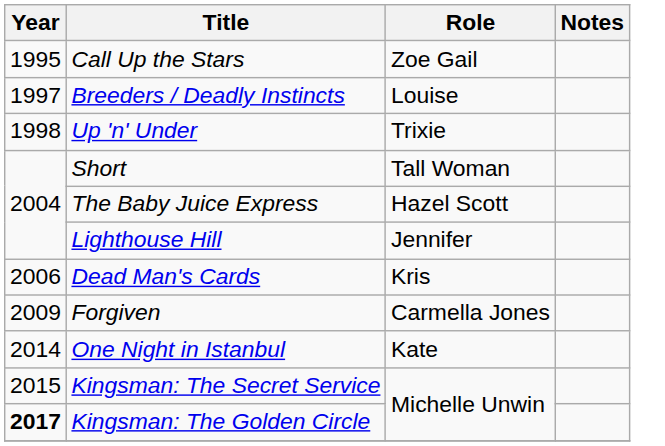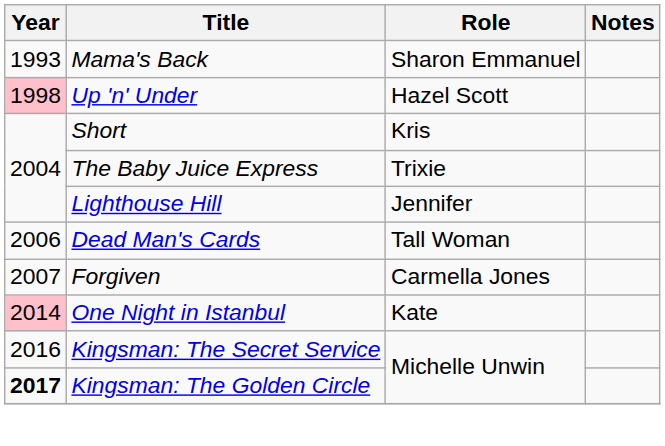+ row: (140, 58)
- row: (158, 58)
- row: (208, 95)
(35, 131) no background -> (35, 95) pink background
(419, 131) Trixie -> (449, 95) Hazel Scott
(451, 167) Tall Woman -> (411, 131) Kris
(449, 204) Hazel Scott -> (419, 167) Trixie
(411, 276) Kris -> (451, 240) Tall Woman
(35, 312) 2009 -> (35, 276) 2007
(35, 349) no background -> (35, 312) pink background
(35, 385) 2015 -> (35, 349) 2016
